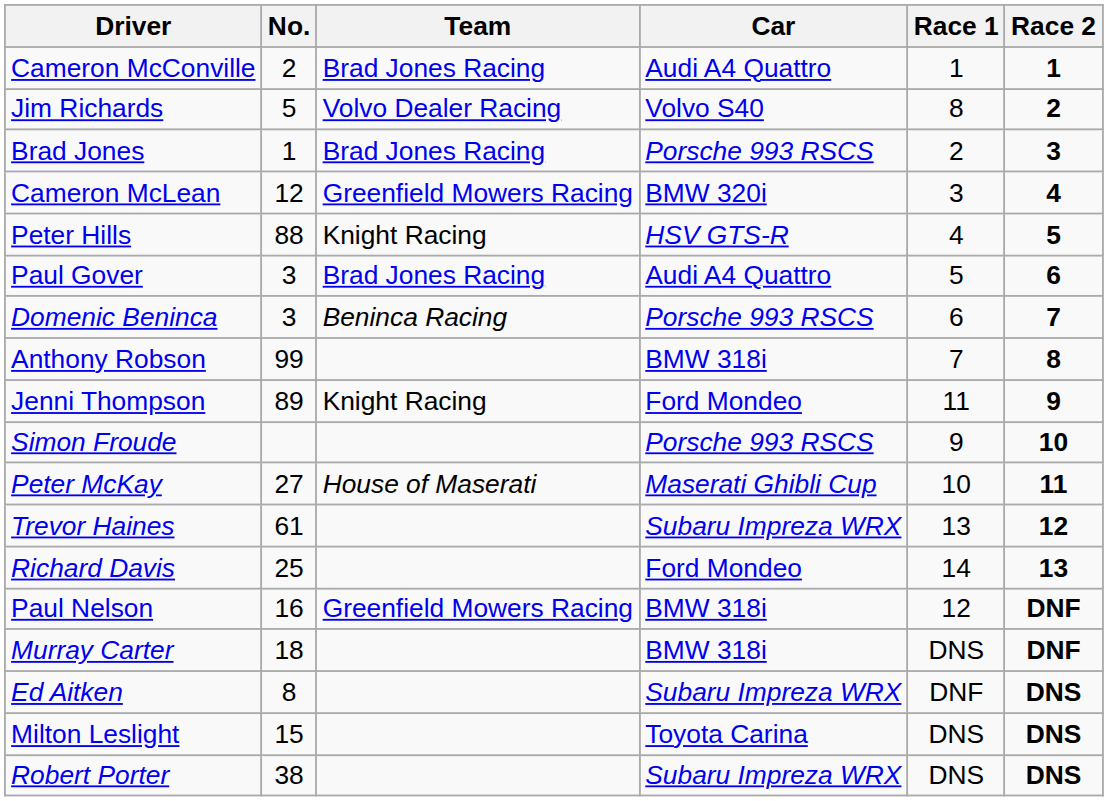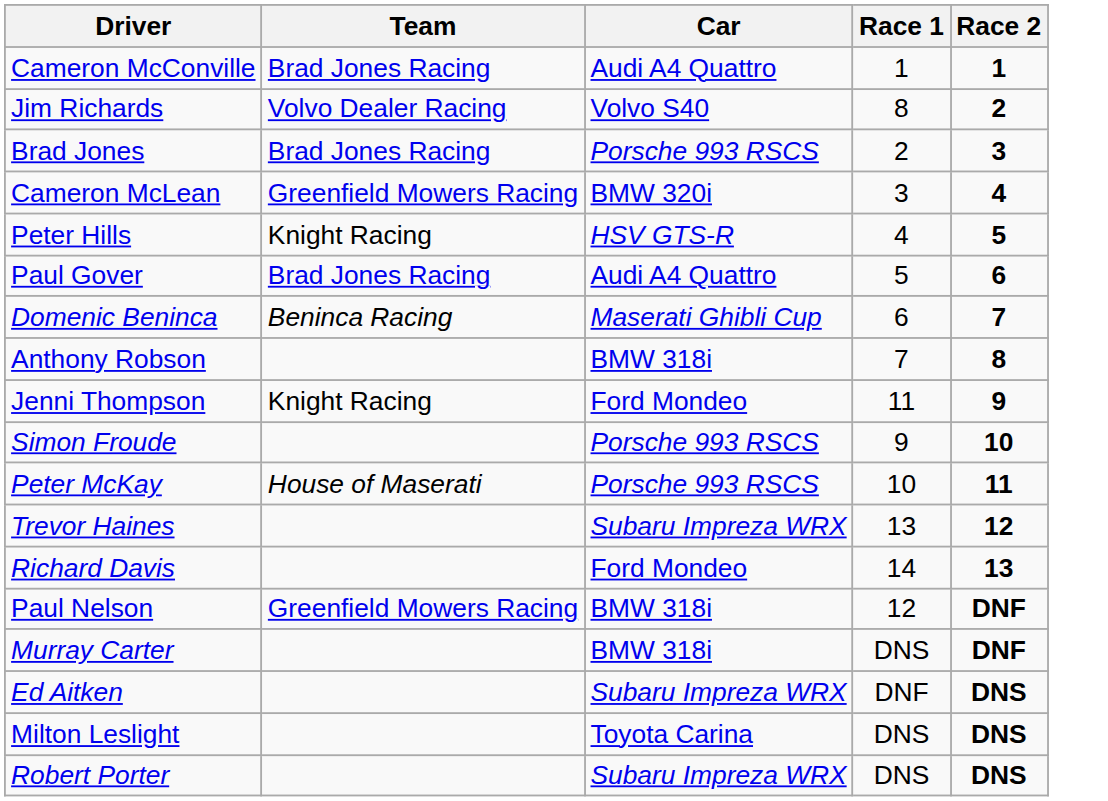- column: (289, 26)
(759, 318) Porsche 993 RSCS -> (706, 318) Maserati Ghibli Cup
(761, 484) Maserati Ghibli Cup -> (705, 484) Porsche 993 RSCS
